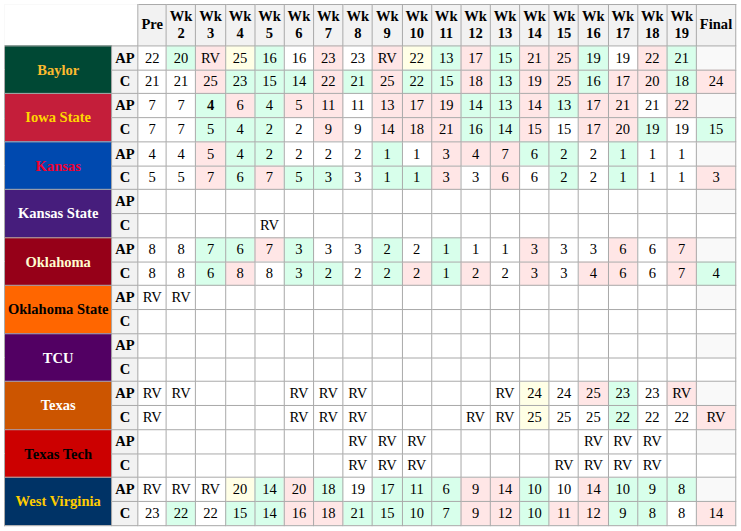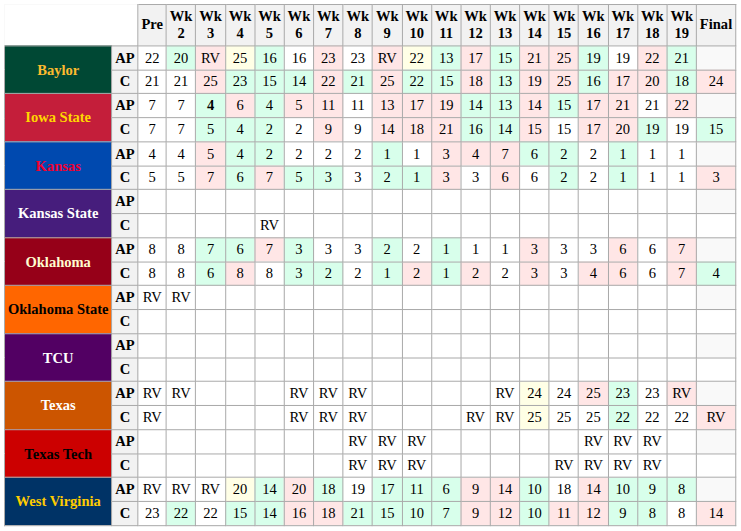(564, 106) 13 -> (564, 106) 15
(387, 177) 1 -> (387, 177) 2
(387, 273) 2 -> (387, 273) 1
(564, 489) 10 -> (564, 489) 18
